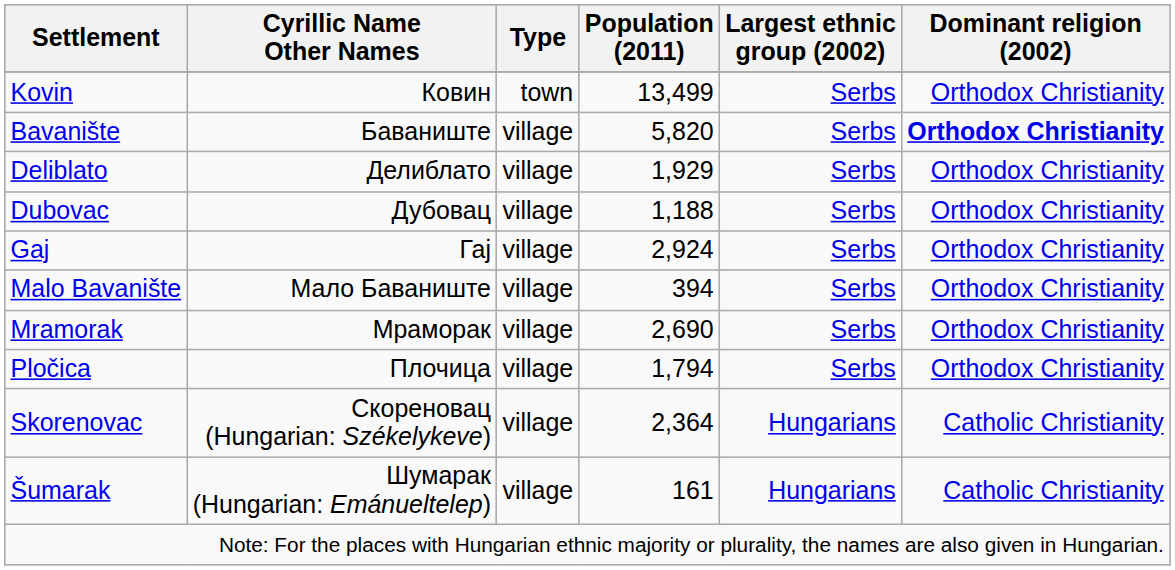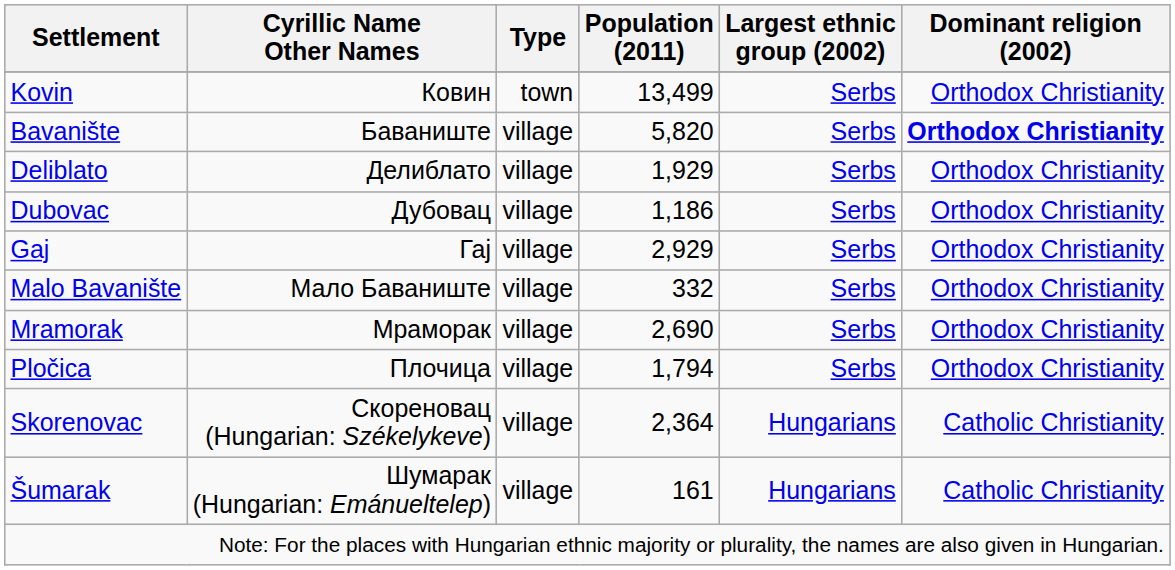(682, 210) 1,188 -> (682, 210) 1,186
(682, 250) 2,924 -> (682, 250) 2,929
(693, 289) 394 -> (693, 289) 332
